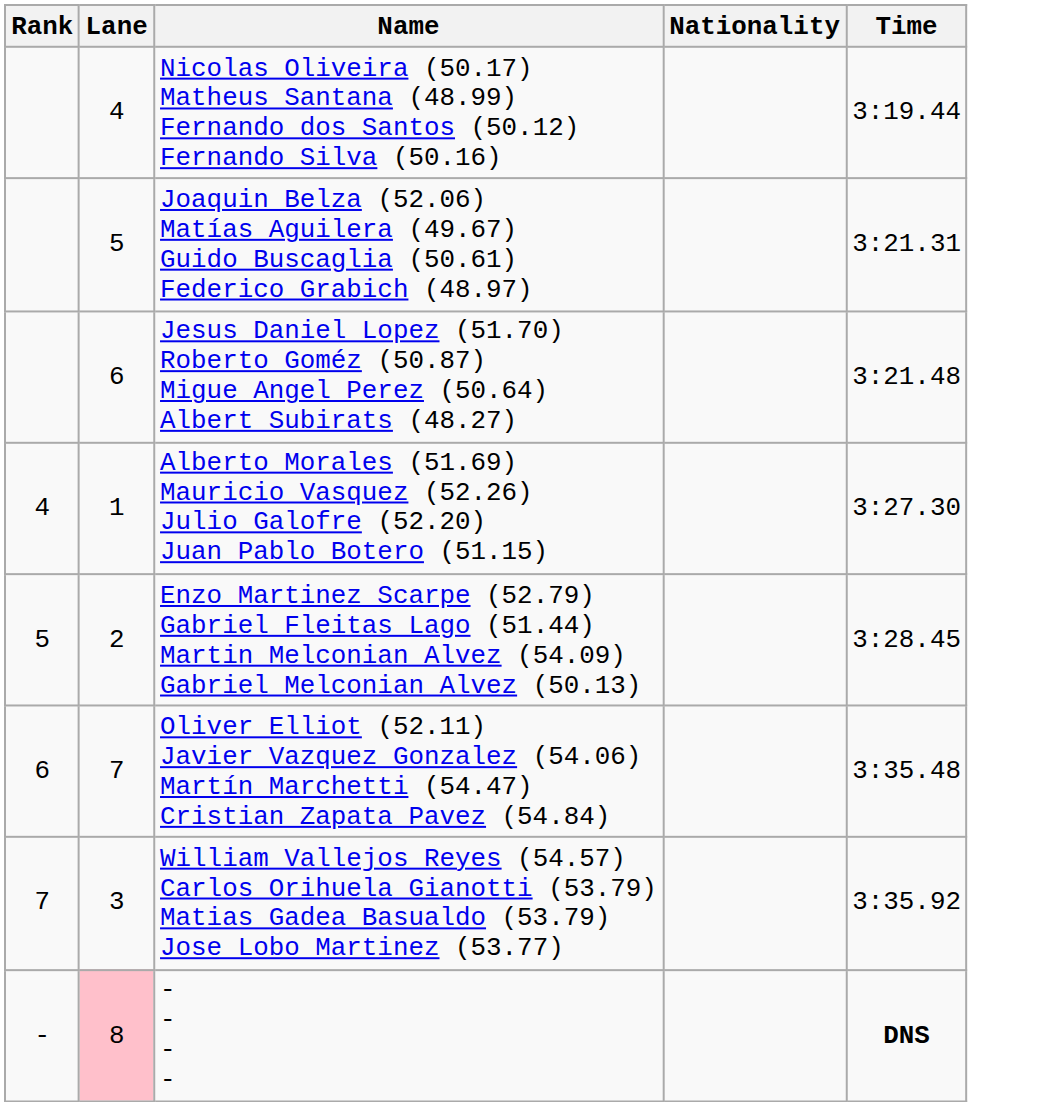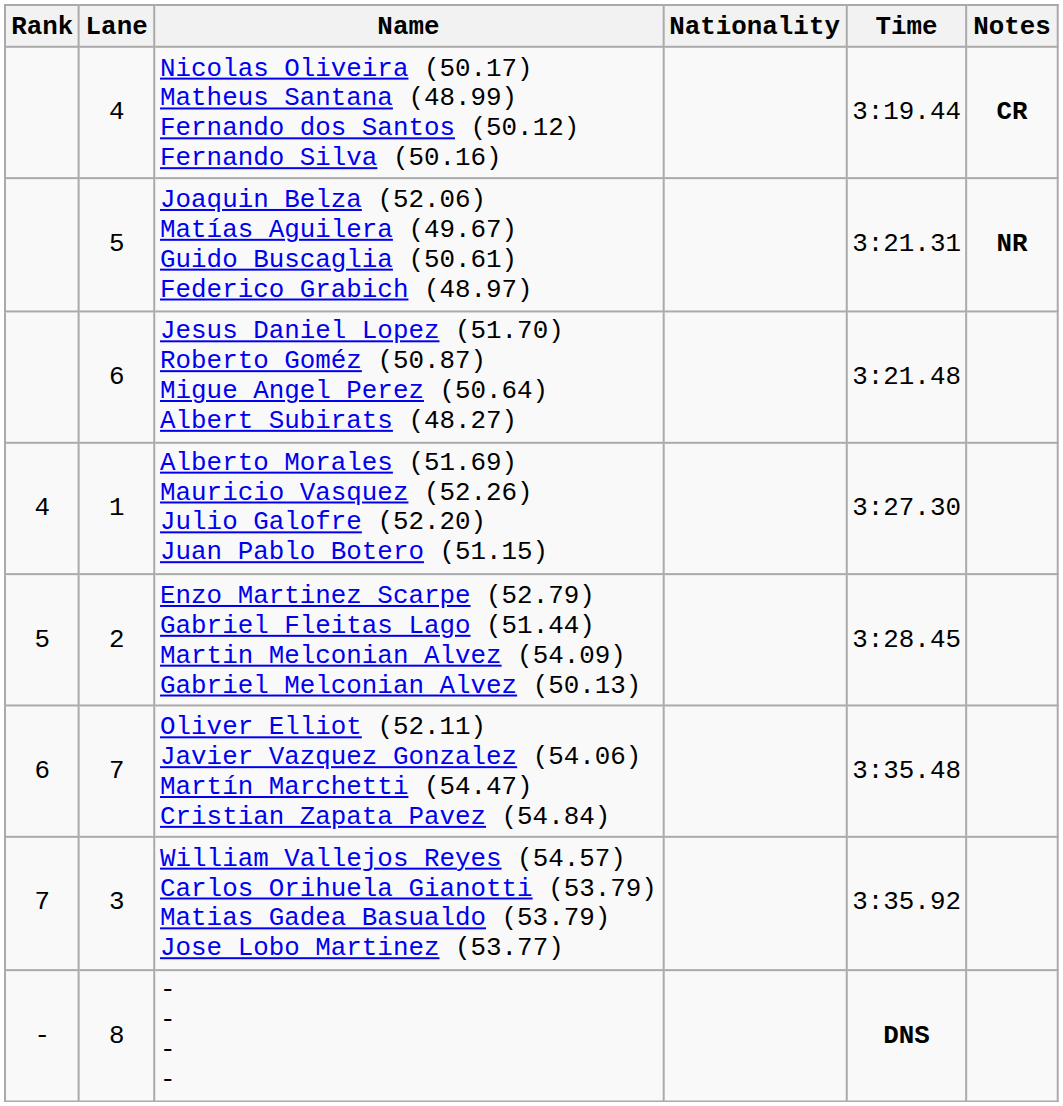+ column: (1012, 26)
(117, 1035) pink background -> (117, 1035) no background
